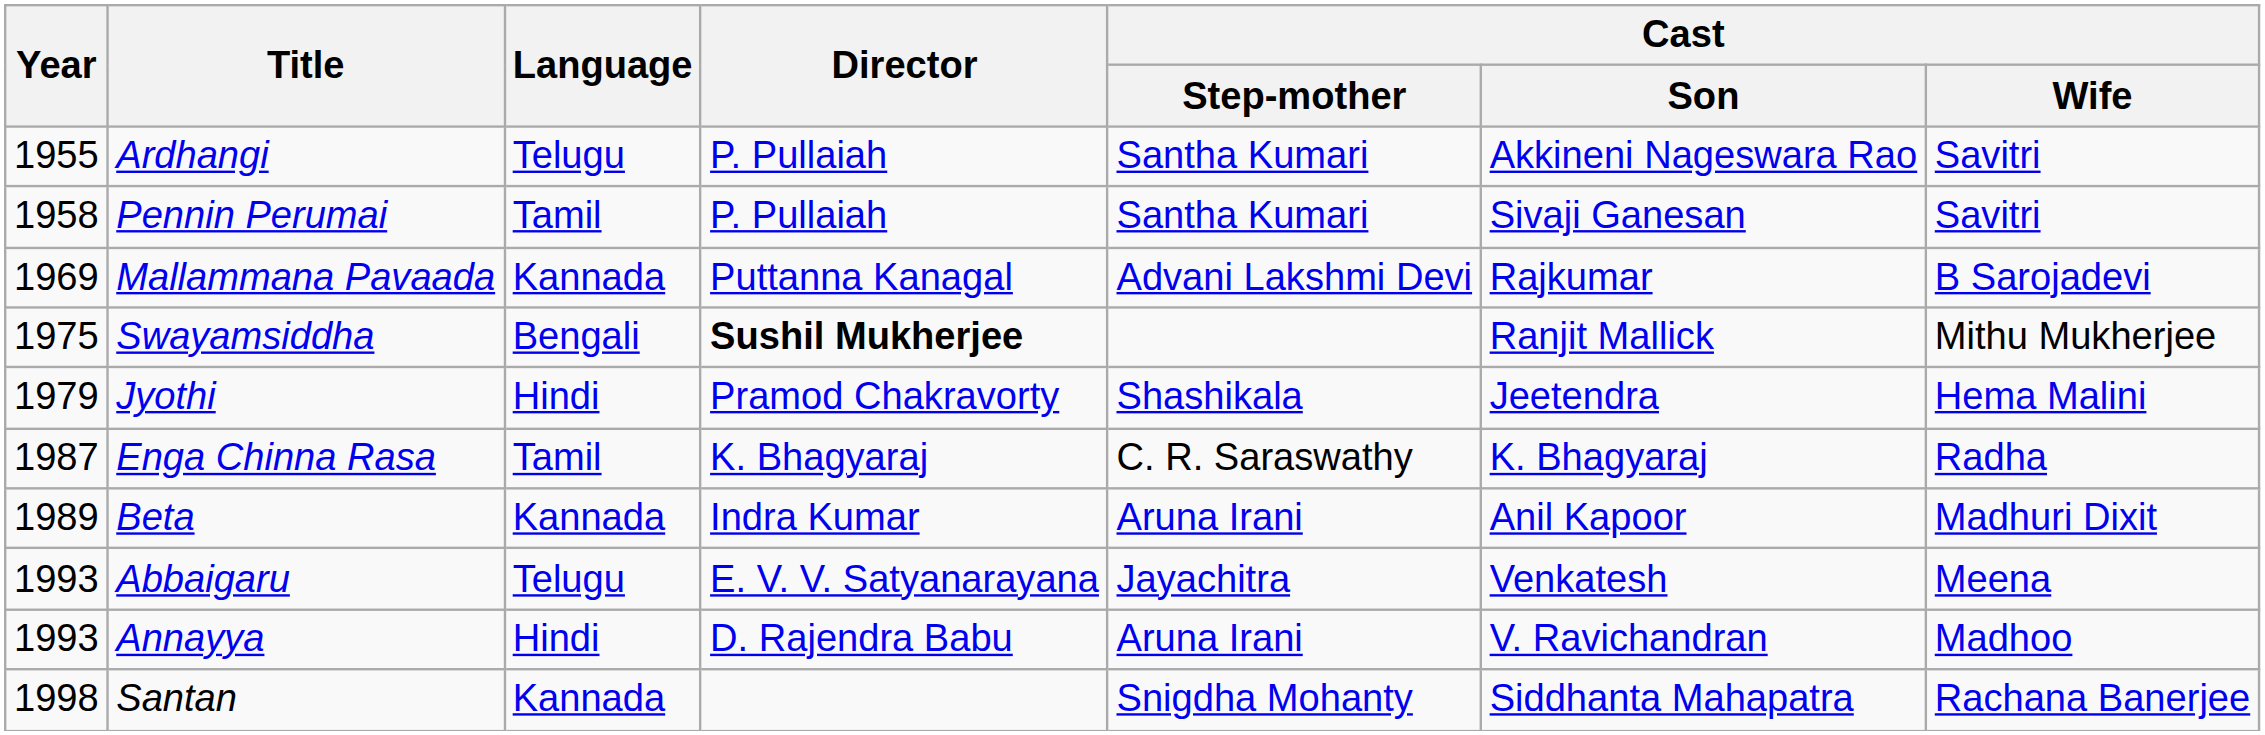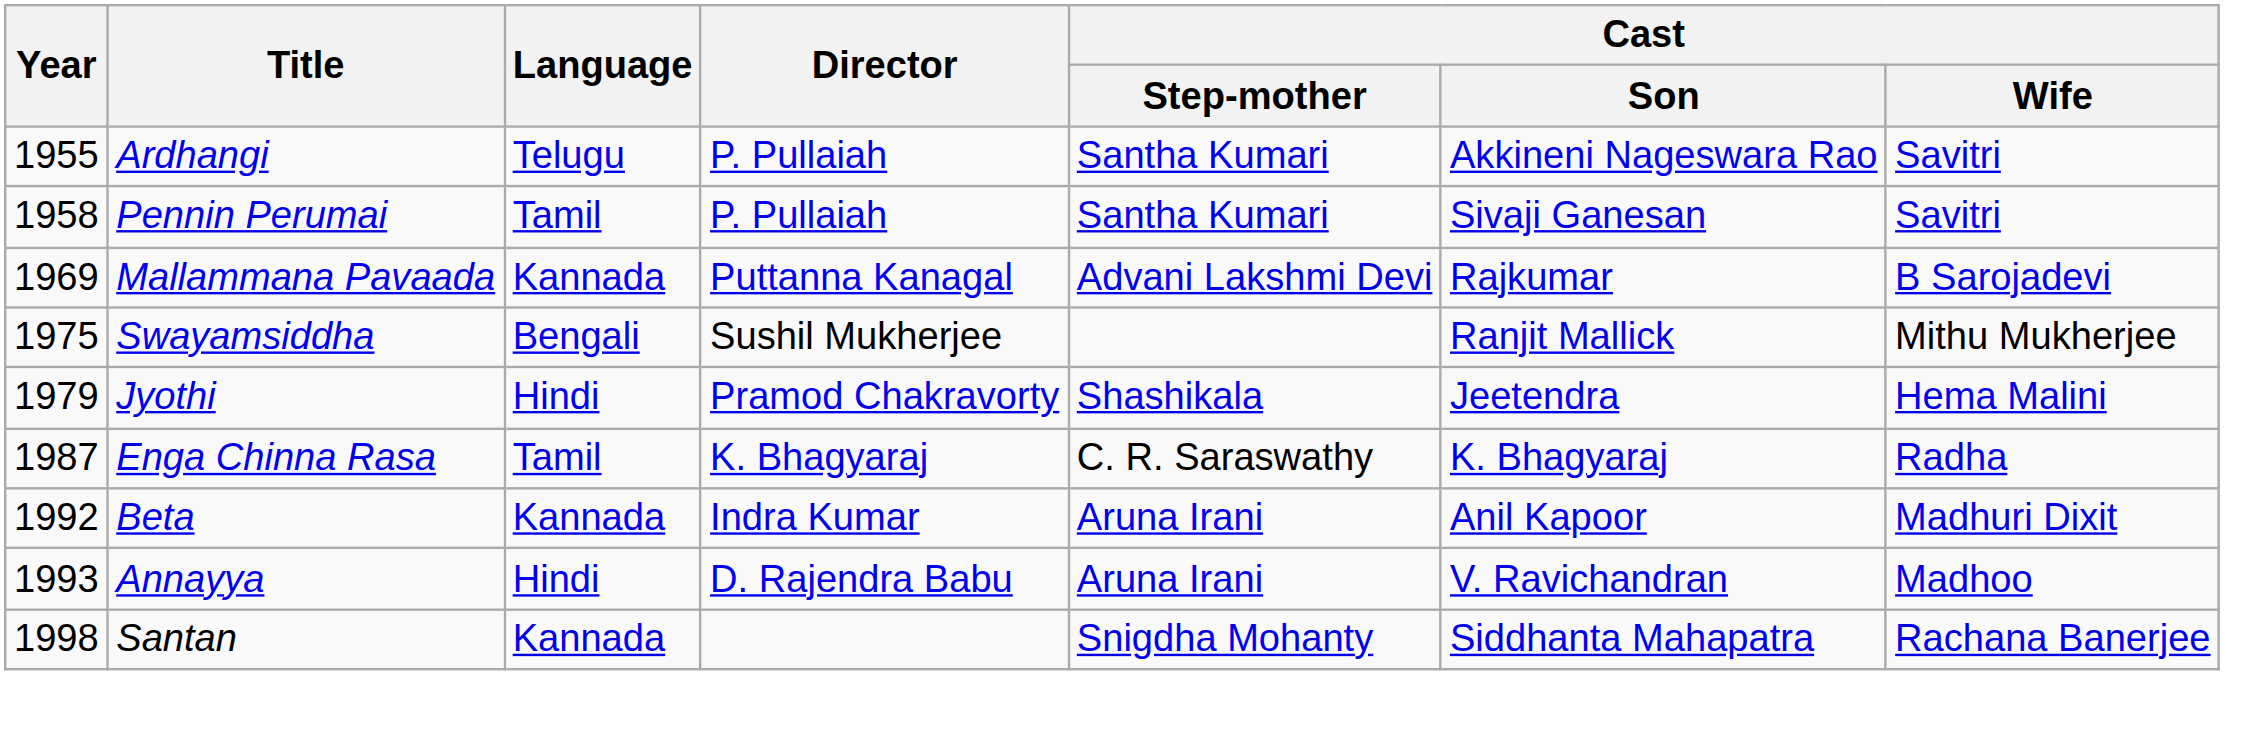(867, 336) bold -> (856, 336) normal
(56, 517) 1989 -> (56, 517) 1992
- row: (203, 578)
